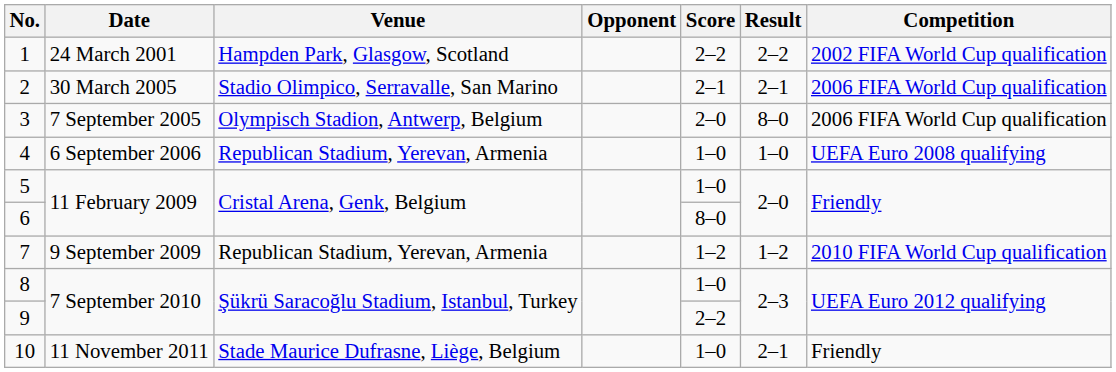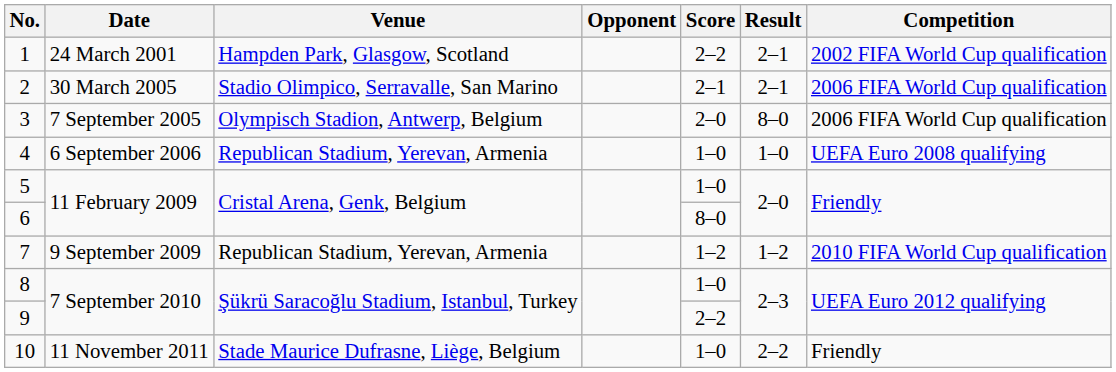(773, 53) 2–2 -> (773, 53) 2–1
(773, 350) 2–1 -> (773, 350) 2–2
